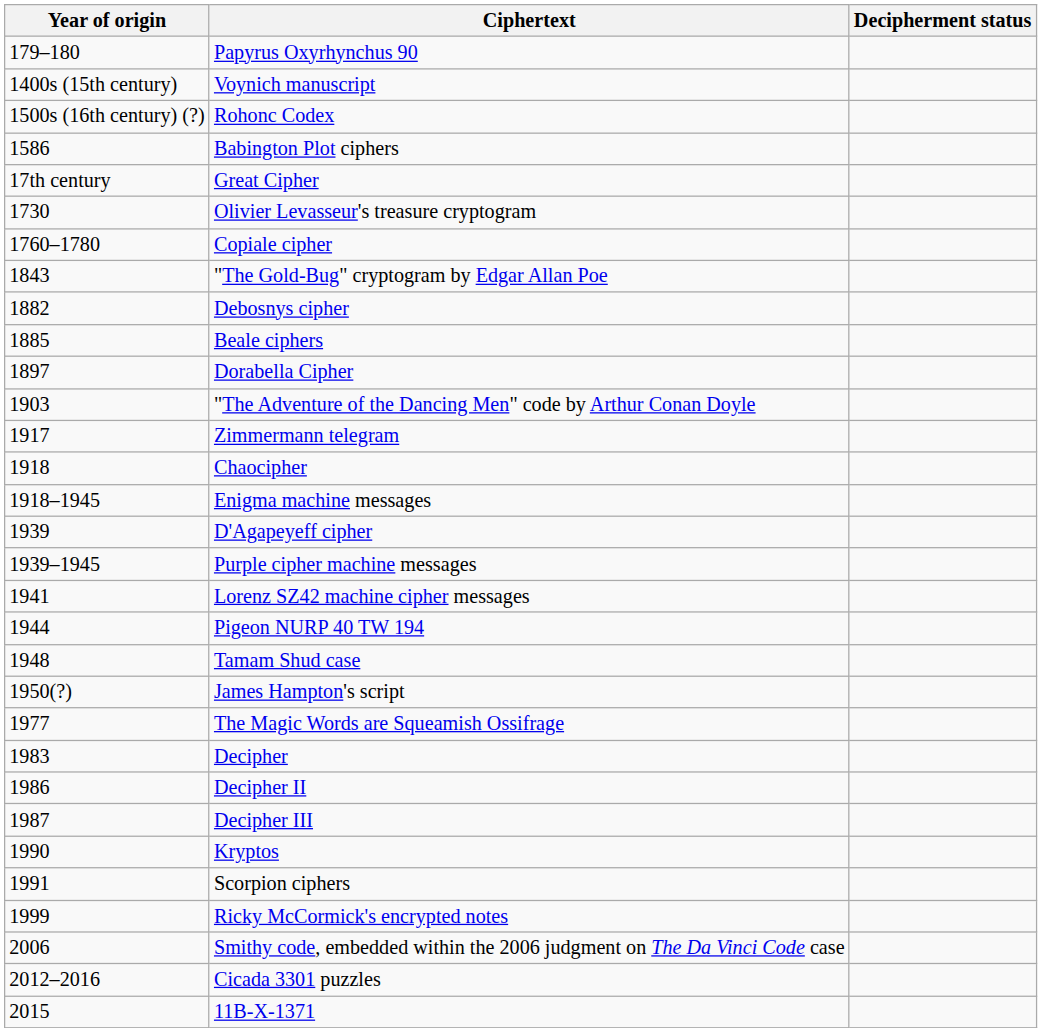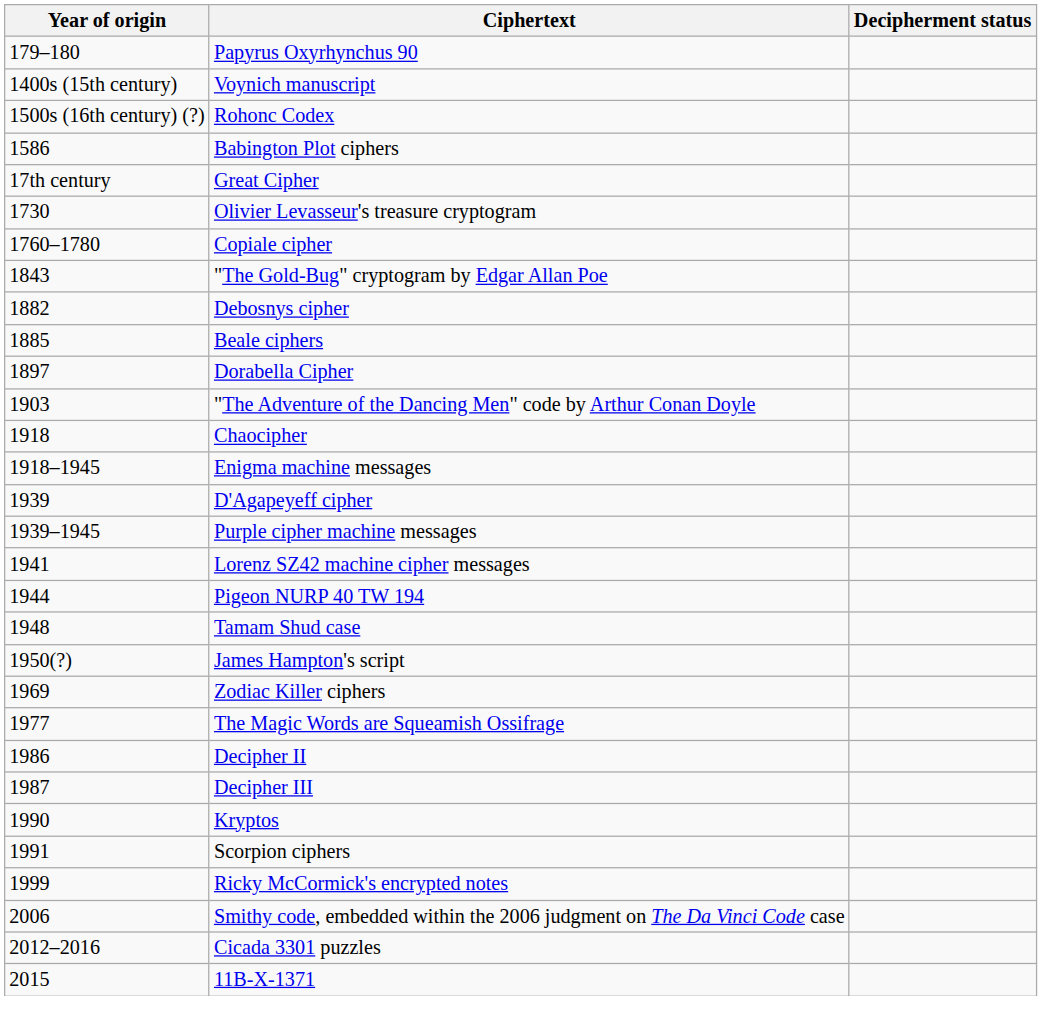- row: (307, 436)
+ row: (300, 691)
- row: (251, 755)
